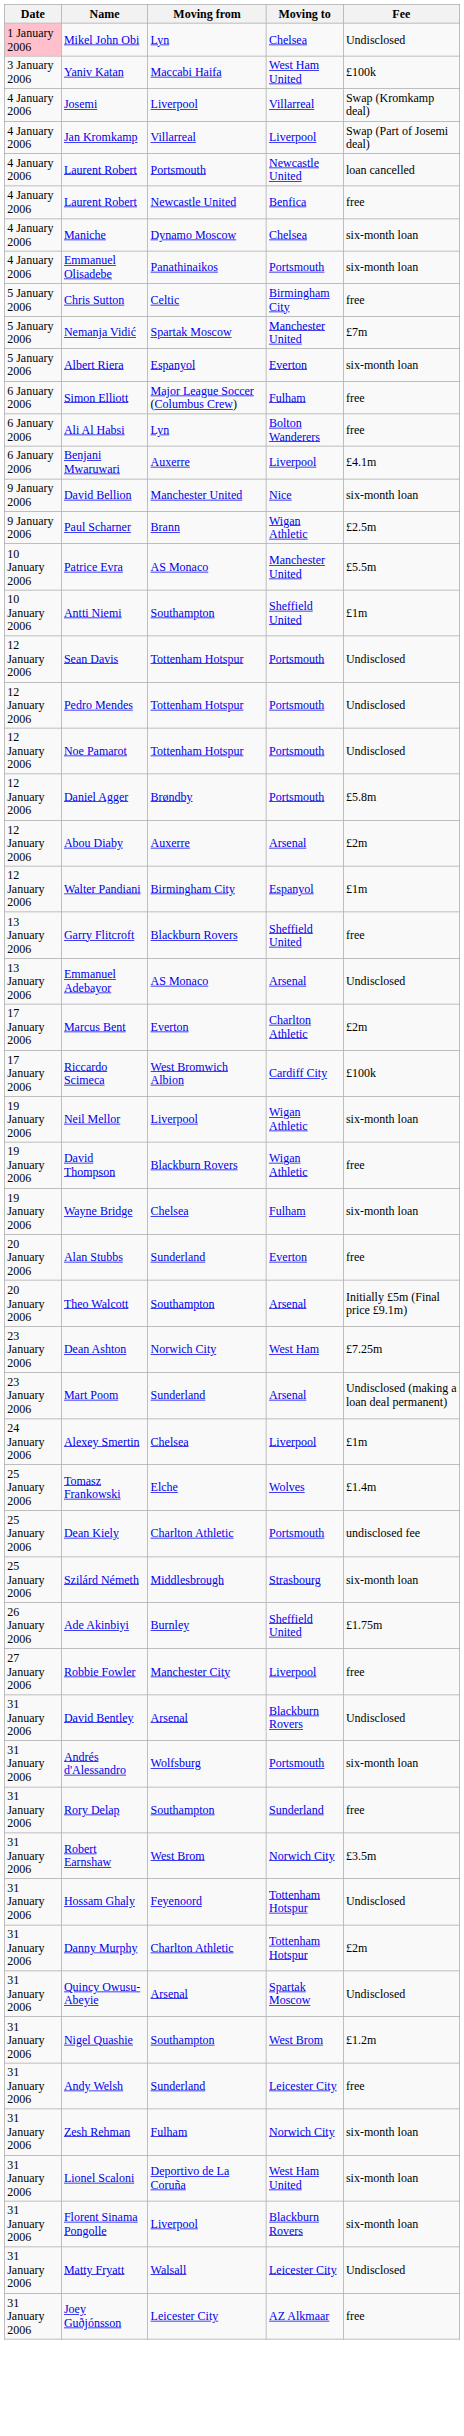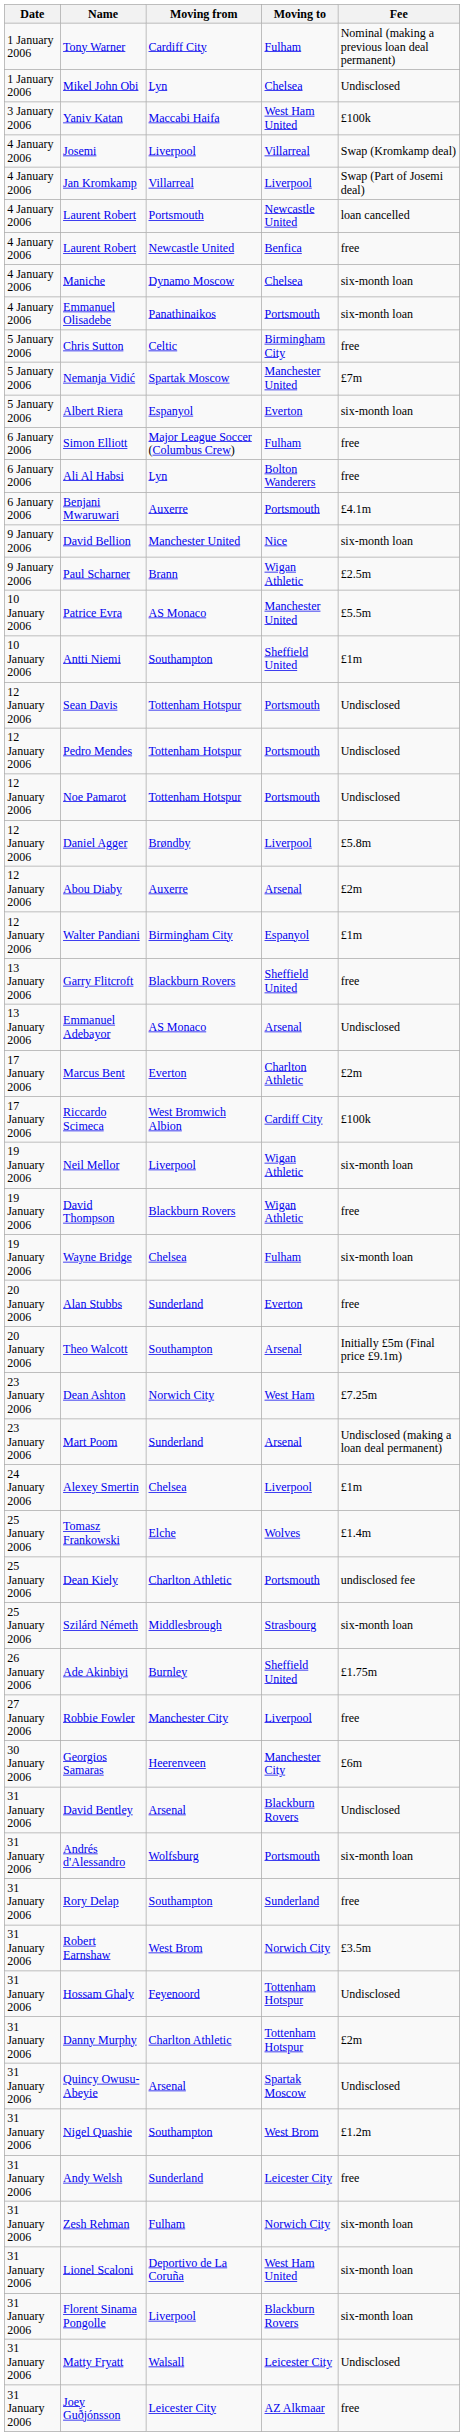+ row: (94, 46)
(30, 39) pink background -> (30, 85) no background
(293, 462) Liverpool -> (292, 508) Portsmouth
(297, 797) Portsmouth -> (288, 843) Liverpool
+ row: (85, 1763)
